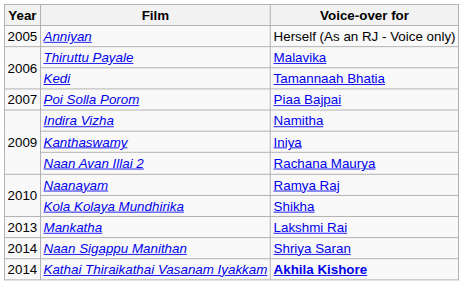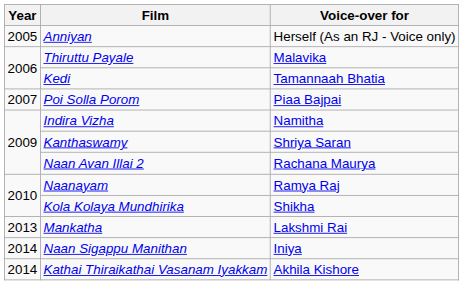(288, 142) Iniya -> (312, 142) Shriya Saran
(312, 248) Shriya Saran -> (288, 248) Iniya
(320, 269) bold -> (316, 269) normal
